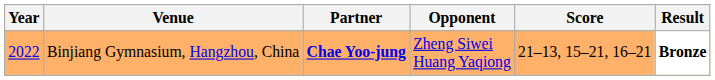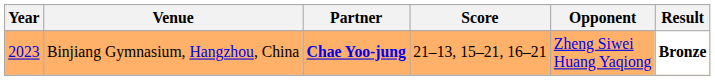columns swapped: (462, 17) <-> (585, 17)
(24, 52) 2022 -> (24, 52) 2023
